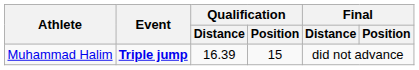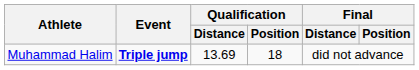(219, 55) 16.39 -> (219, 55) 13.69
(275, 55) 15 -> (275, 55) 18
